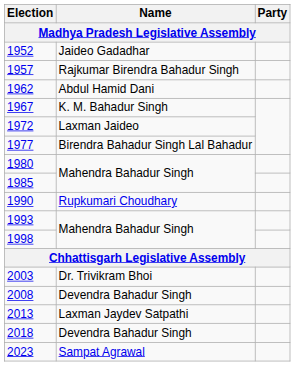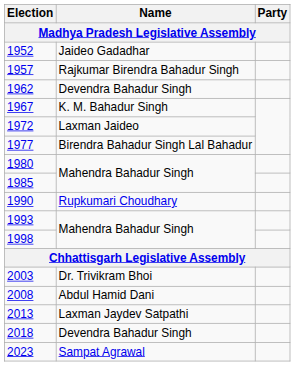(106, 88) Abdul Hamid Dani -> (125, 88) Devendra Bahadur Singh
(125, 295) Devendra Bahadur Singh -> (106, 295) Abdul Hamid Dani
